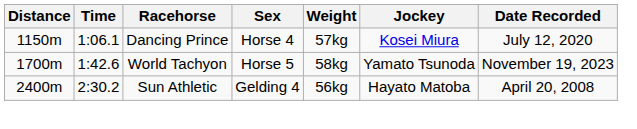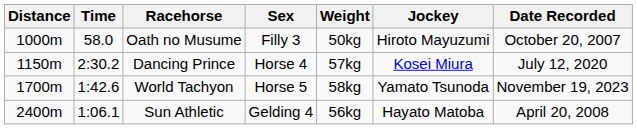+ row: (184, 40)
(98, 40) 1:06.1 -> (98, 64) 2:30.2
(98, 87) 2:30.2 -> (98, 111) 1:06.1
